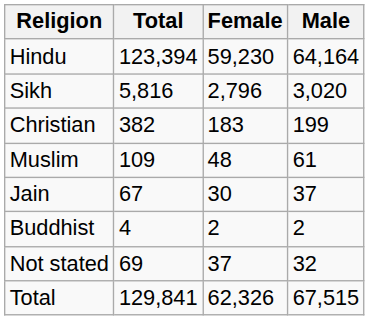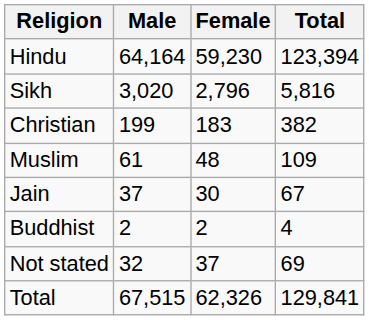columns swapped: (158, 21) <-> (326, 21)
